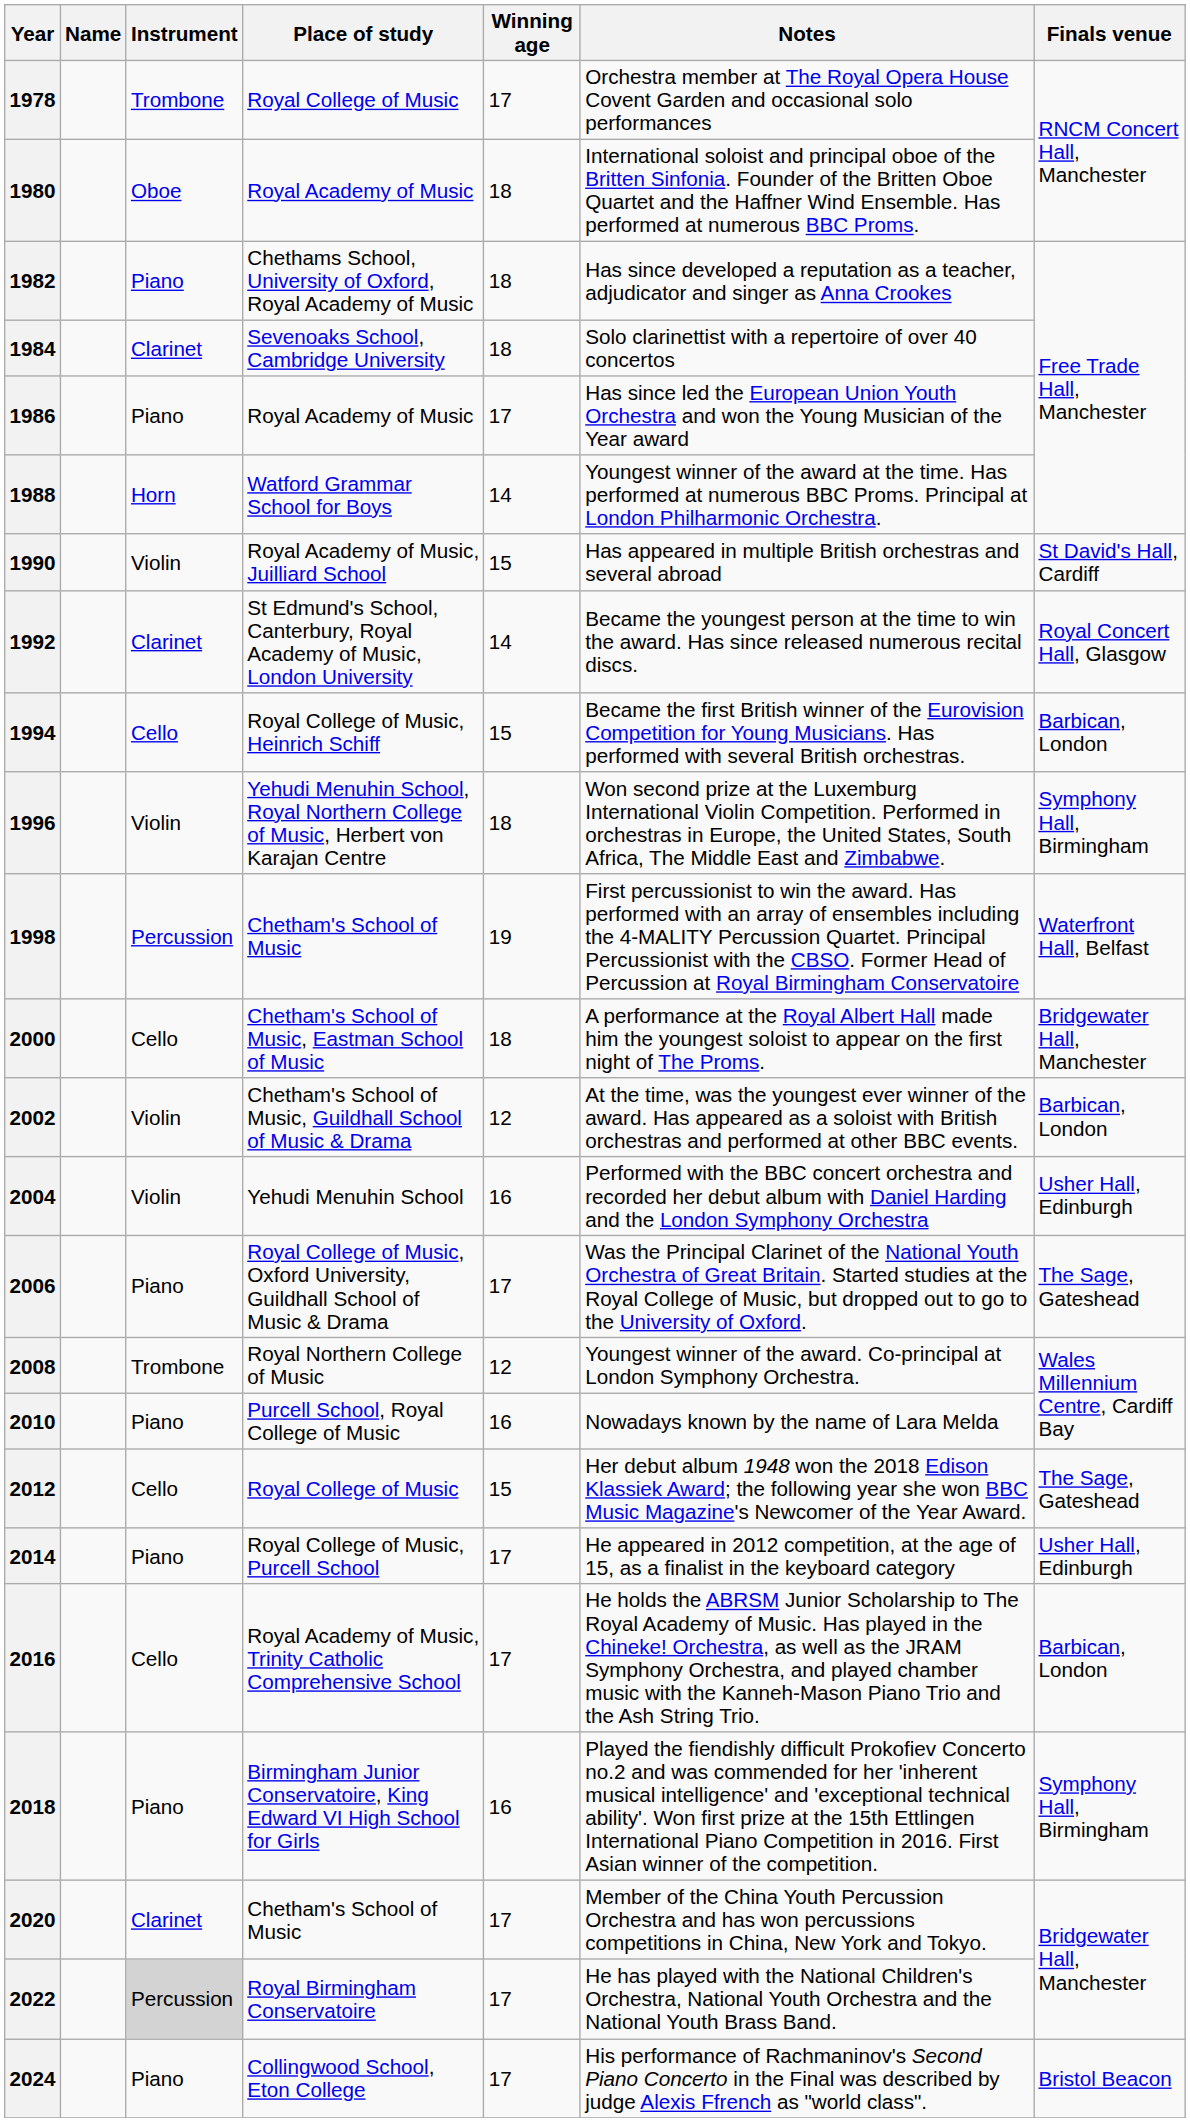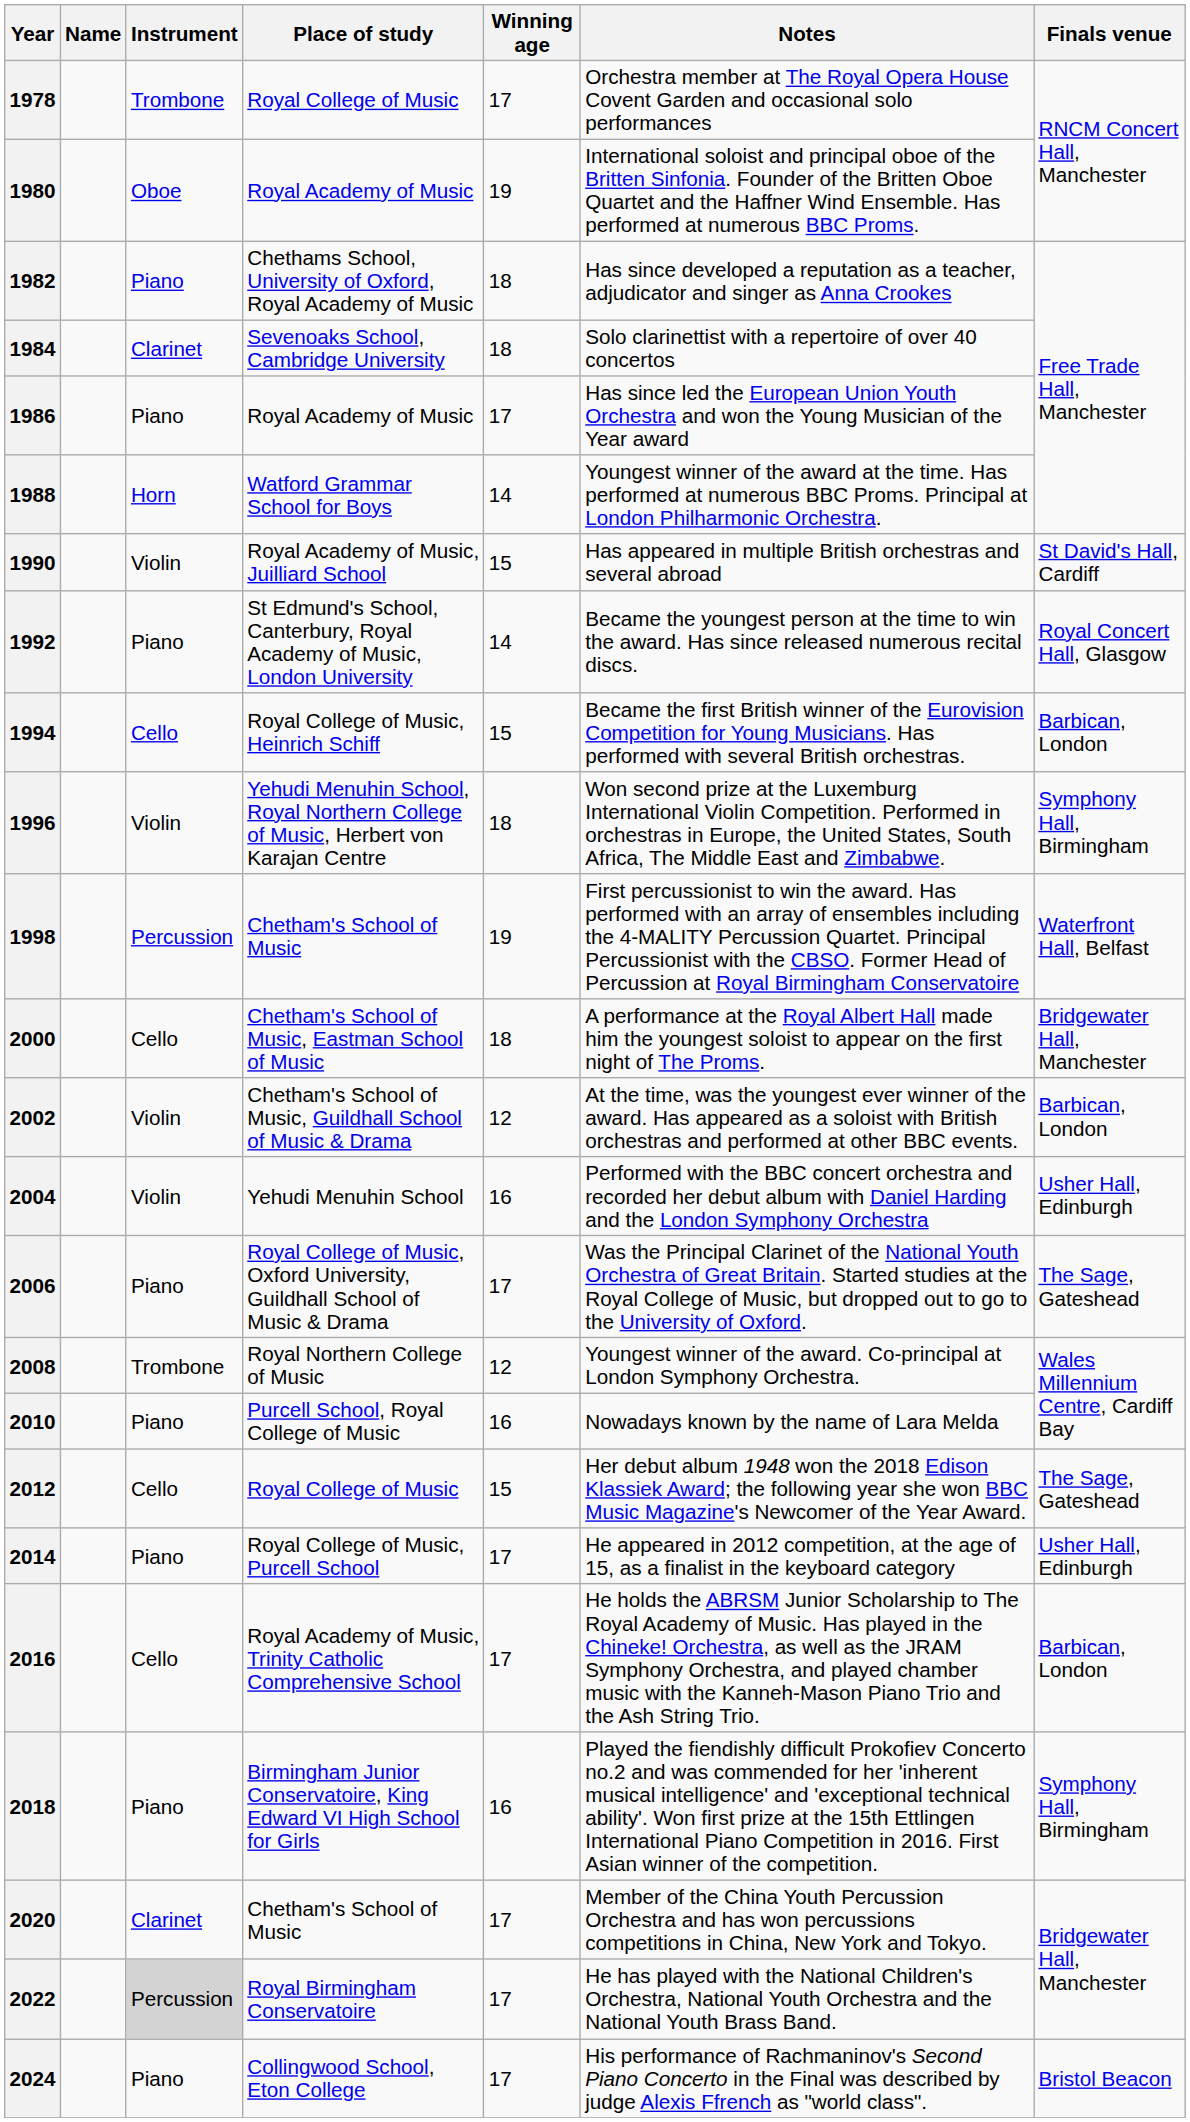(500, 191) 18 -> (500, 191) 19
(167, 641) Clarinet -> (157, 641) Piano
